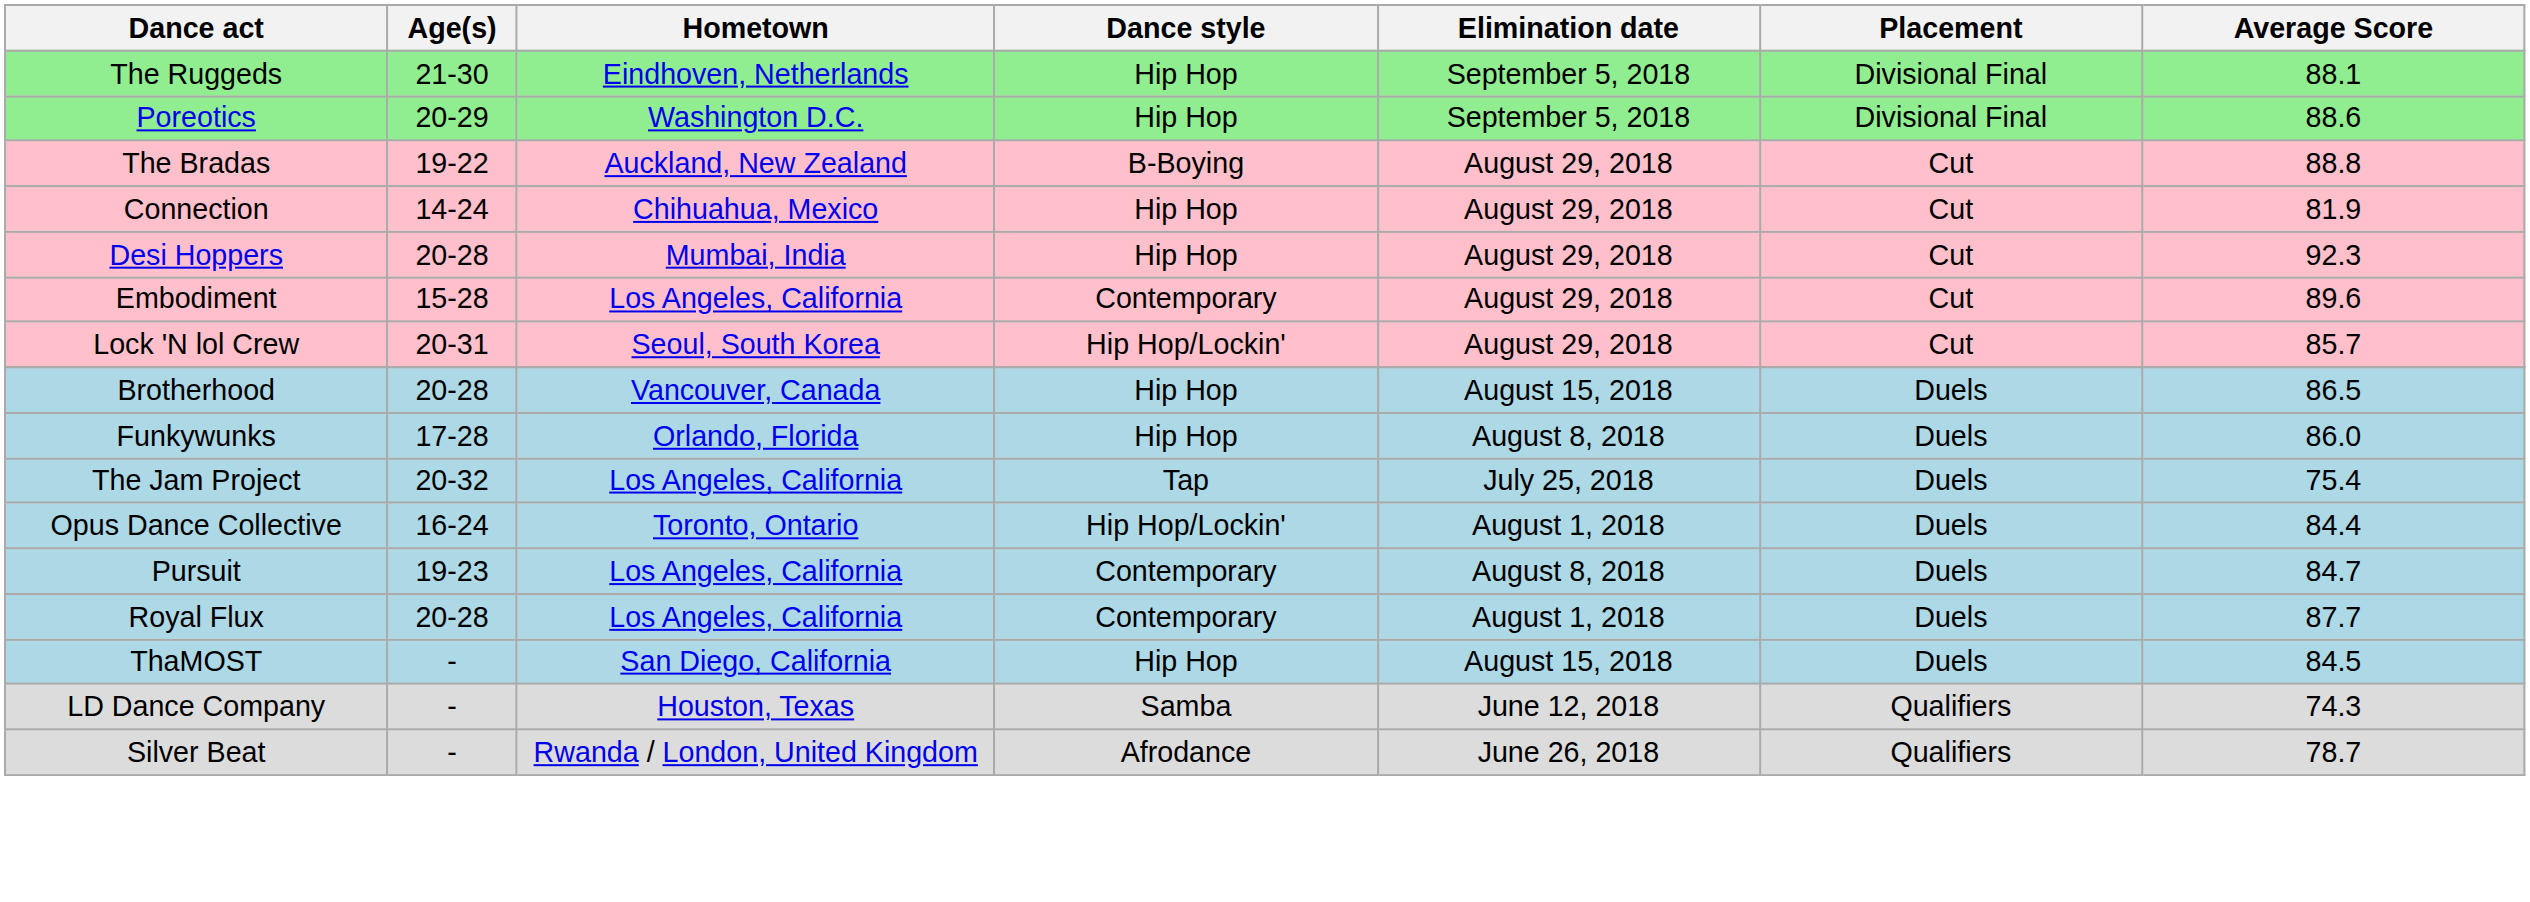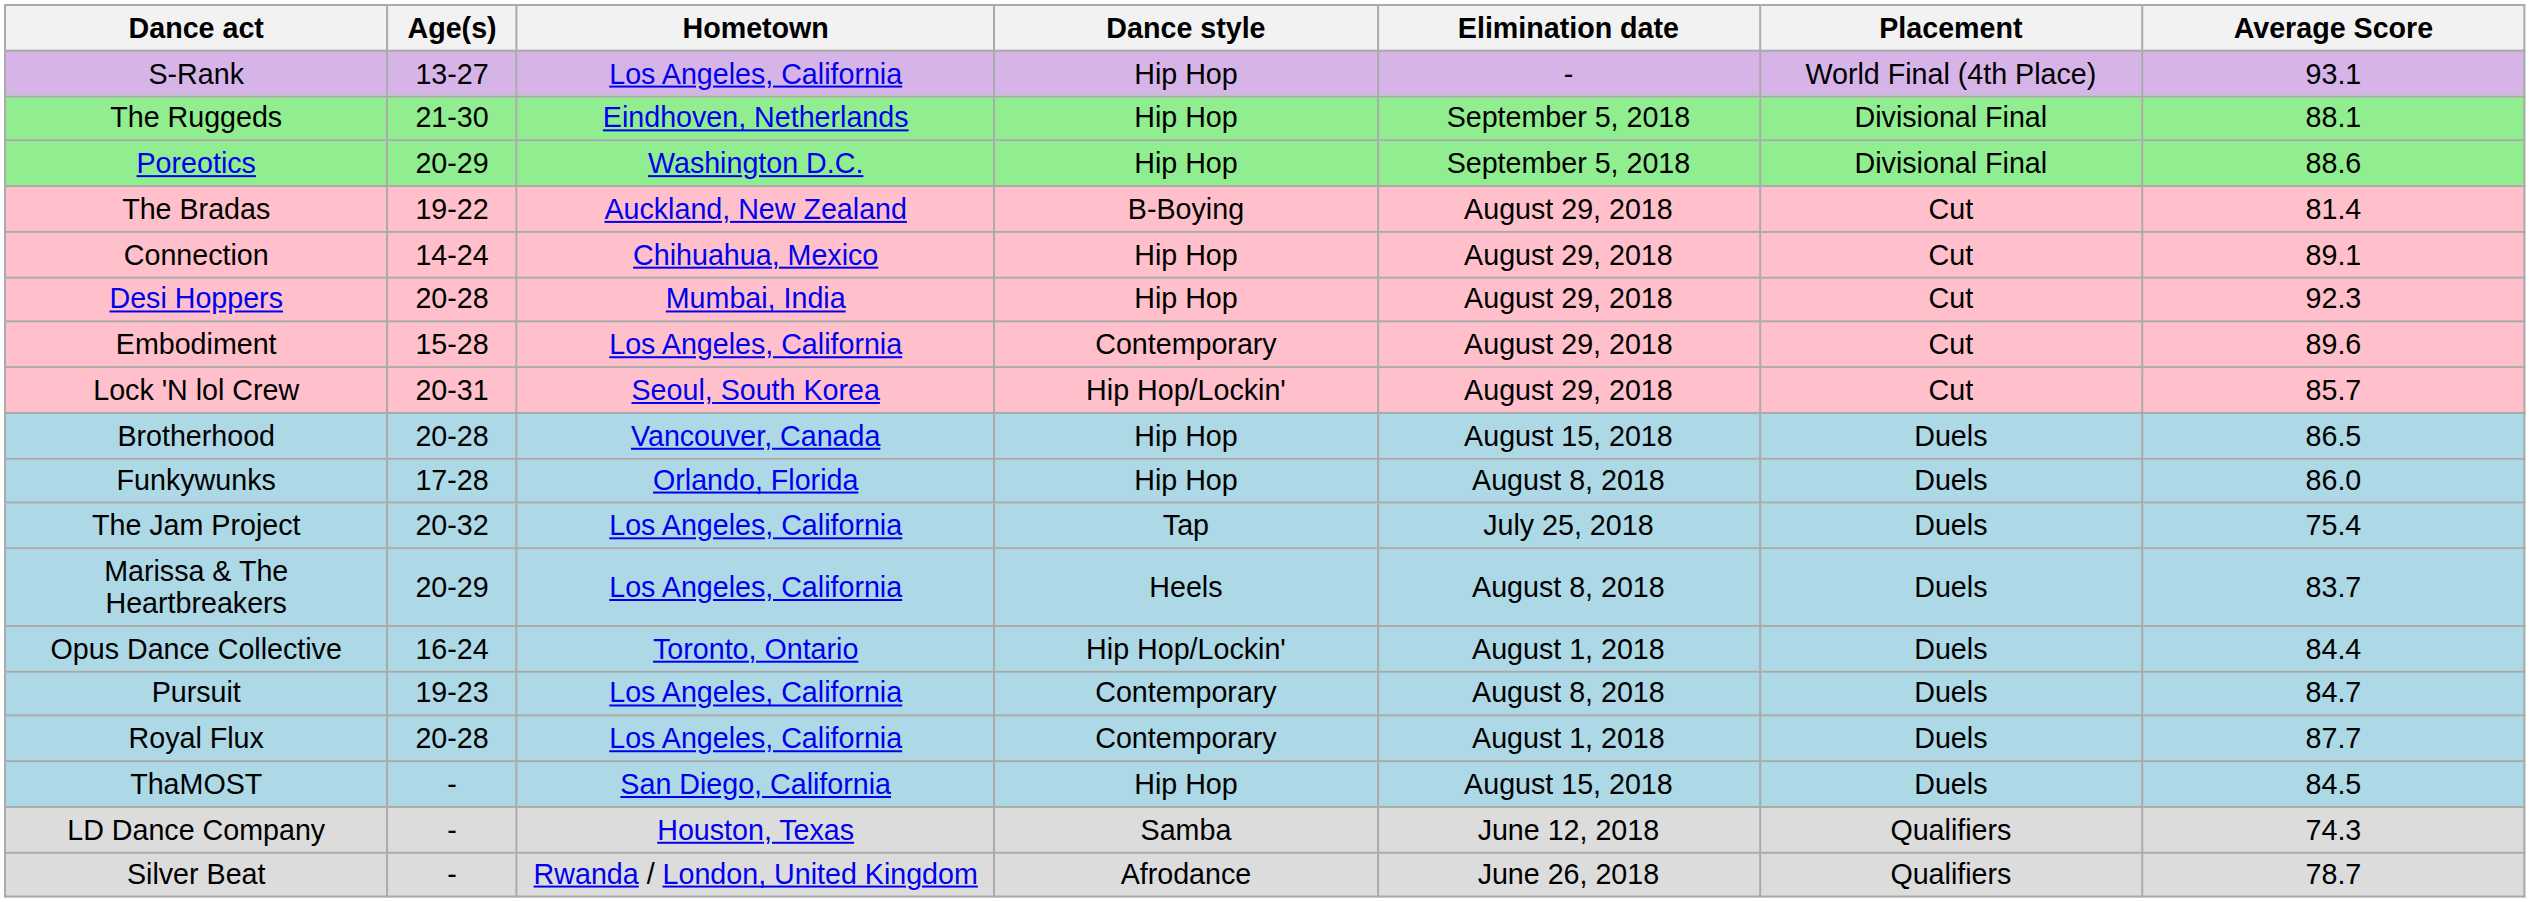+ row: (196, 73)
(2333, 164) 88.8 -> (2333, 209) 81.4
(2333, 209) 81.9 -> (2333, 254) 89.1
+ row: (196, 587)
